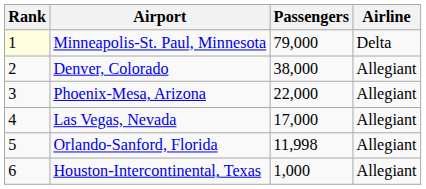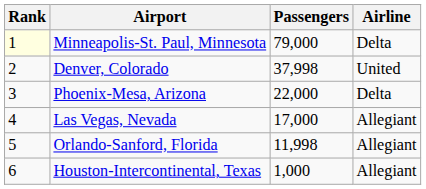(296, 68) 38,000 -> (296, 68) 37,998
(387, 68) Allegiant -> (378, 68) United
(387, 94) Allegiant -> (374, 94) Delta
